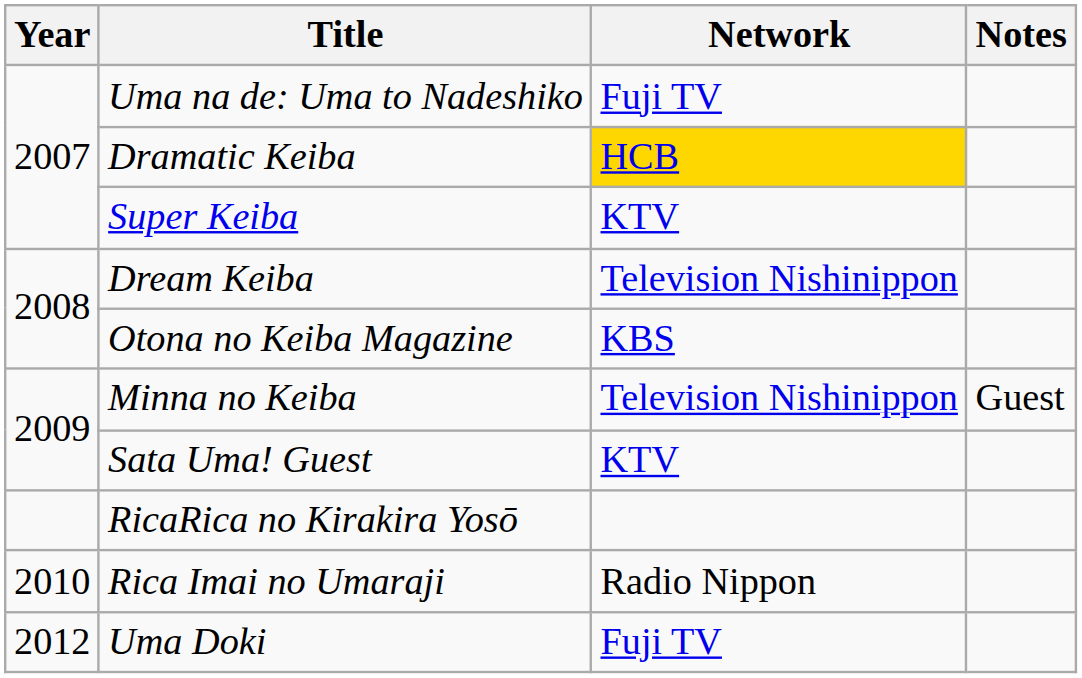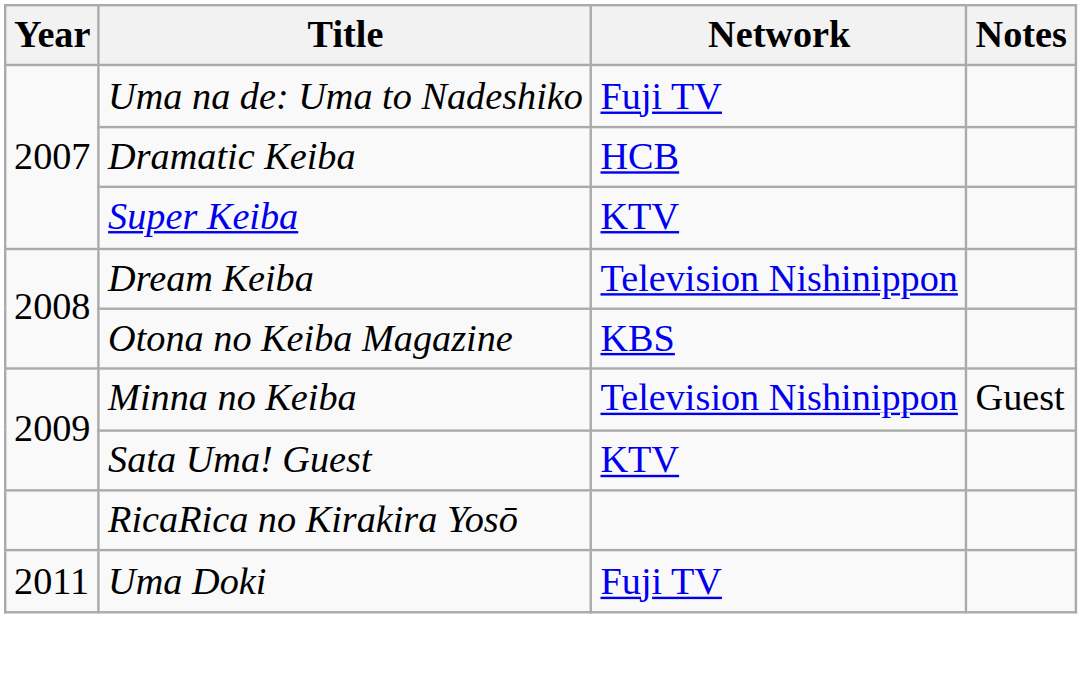(640, 156) gold background -> (640, 156) no background
- row: (276, 580)
(52, 641) 2012 -> (52, 580) 2011
